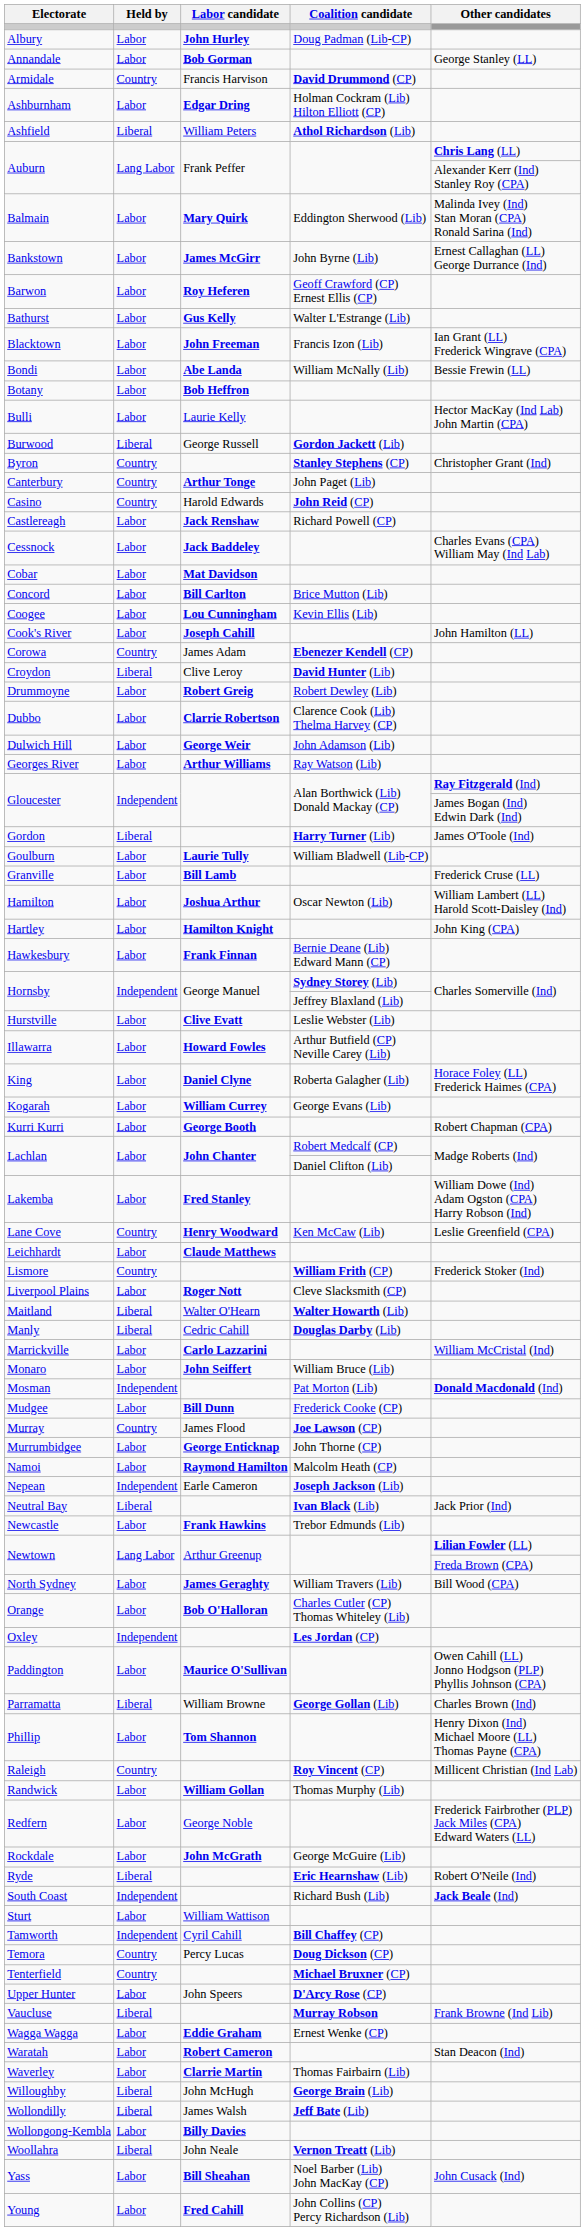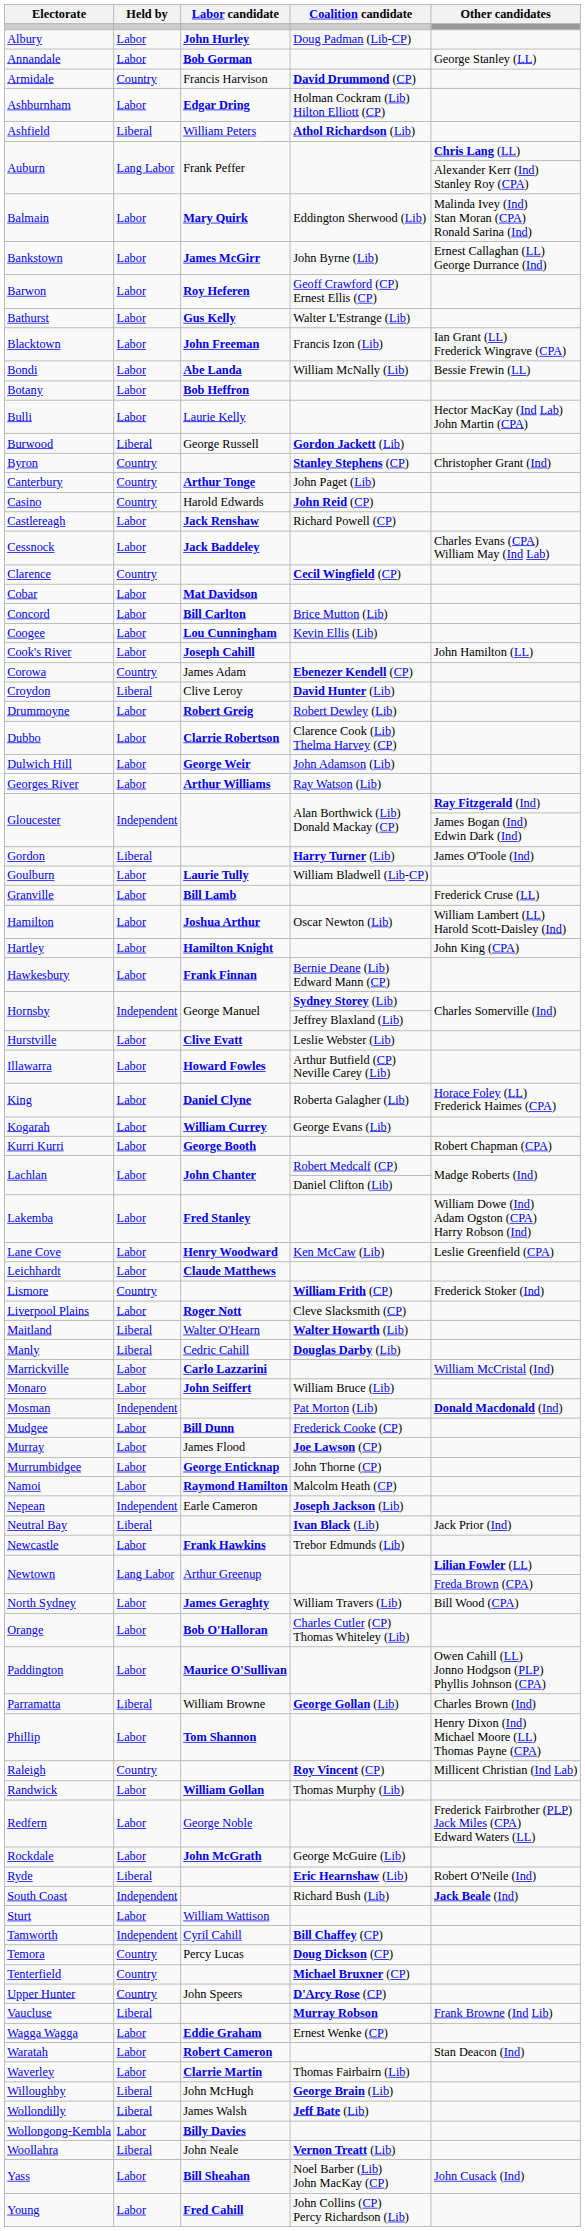+ row: (29, 574)
(137, 1232) Country -> (131, 1252) Labor
(137, 1427) Country -> (131, 1447) Labor
- row: (22, 1637)
(131, 1993) Labor -> (137, 1993) Country
